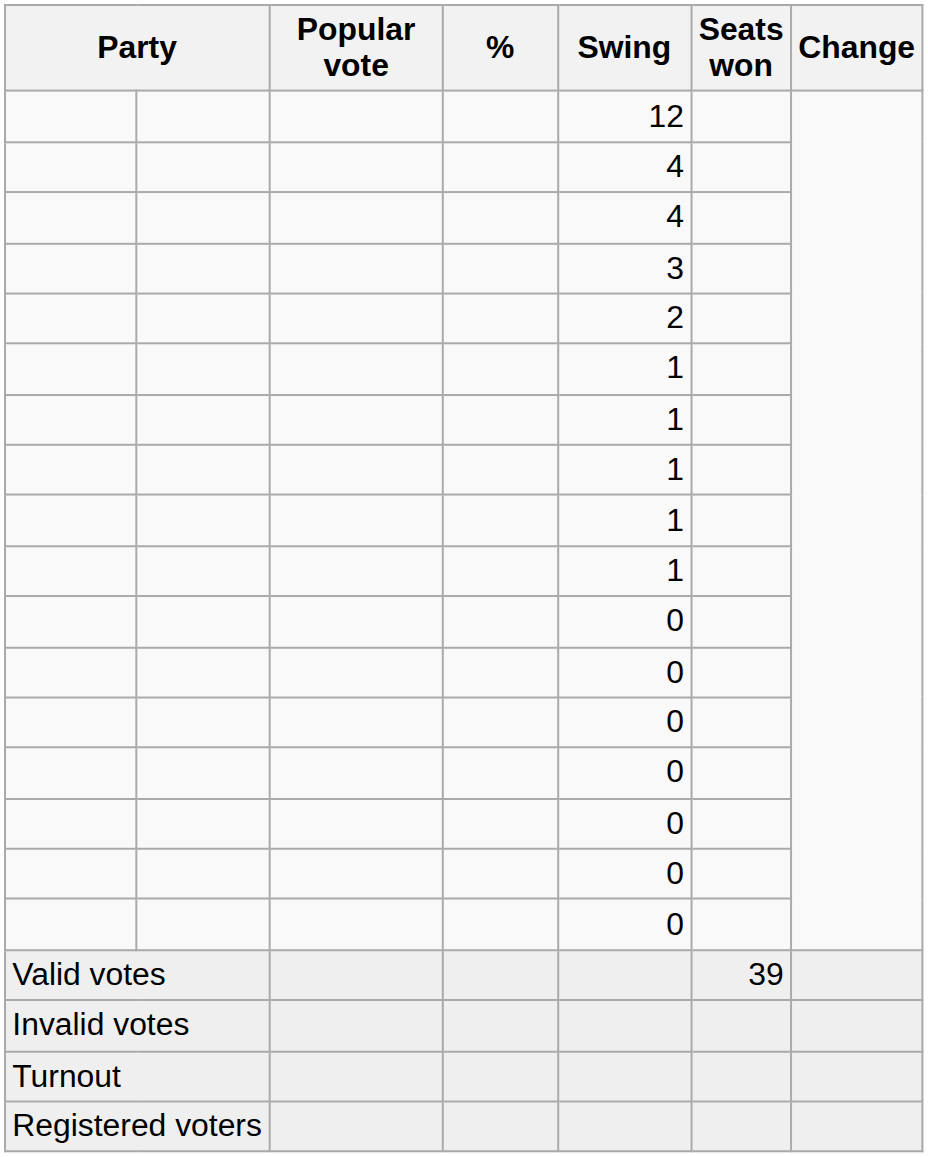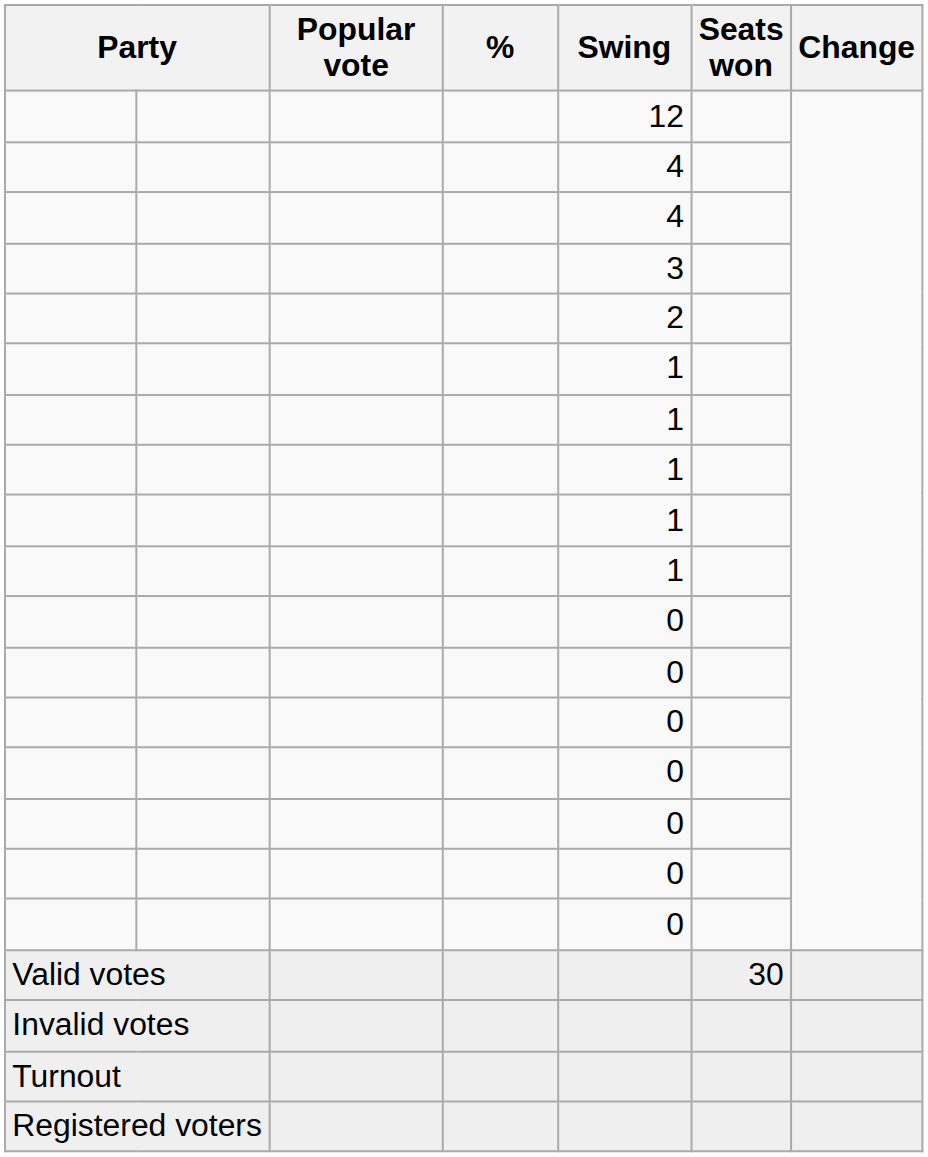(766, 974) 39 -> (766, 974) 30
